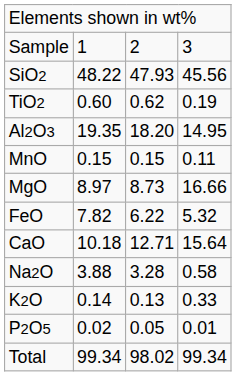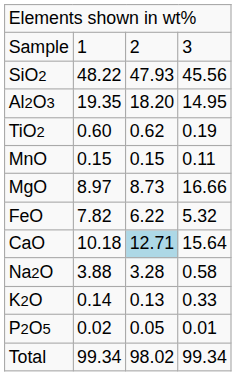rows swapped: (27, 103) <-> (32, 131)
(152, 243) no background -> (152, 243) lightblue background
